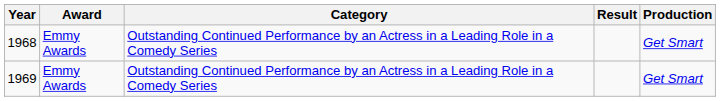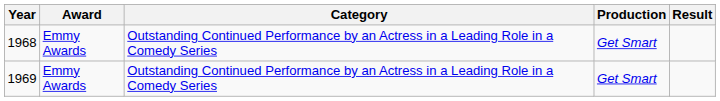columns swapped: (678, 14) <-> (617, 14)
